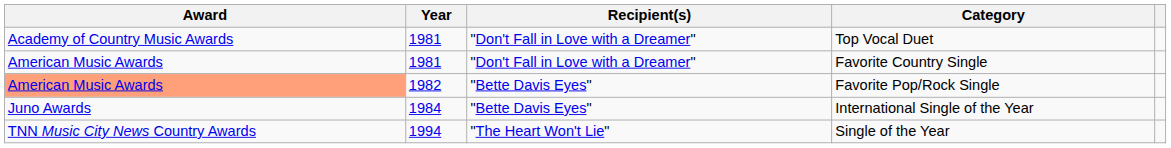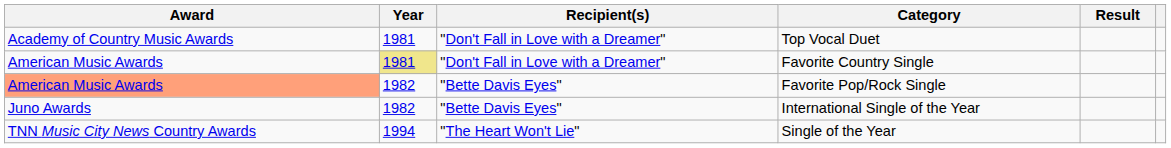+ column: (1118, 16)
(425, 62) no background -> (399, 62) khaki background
(425, 108) 1984 -> (399, 108) 1982
